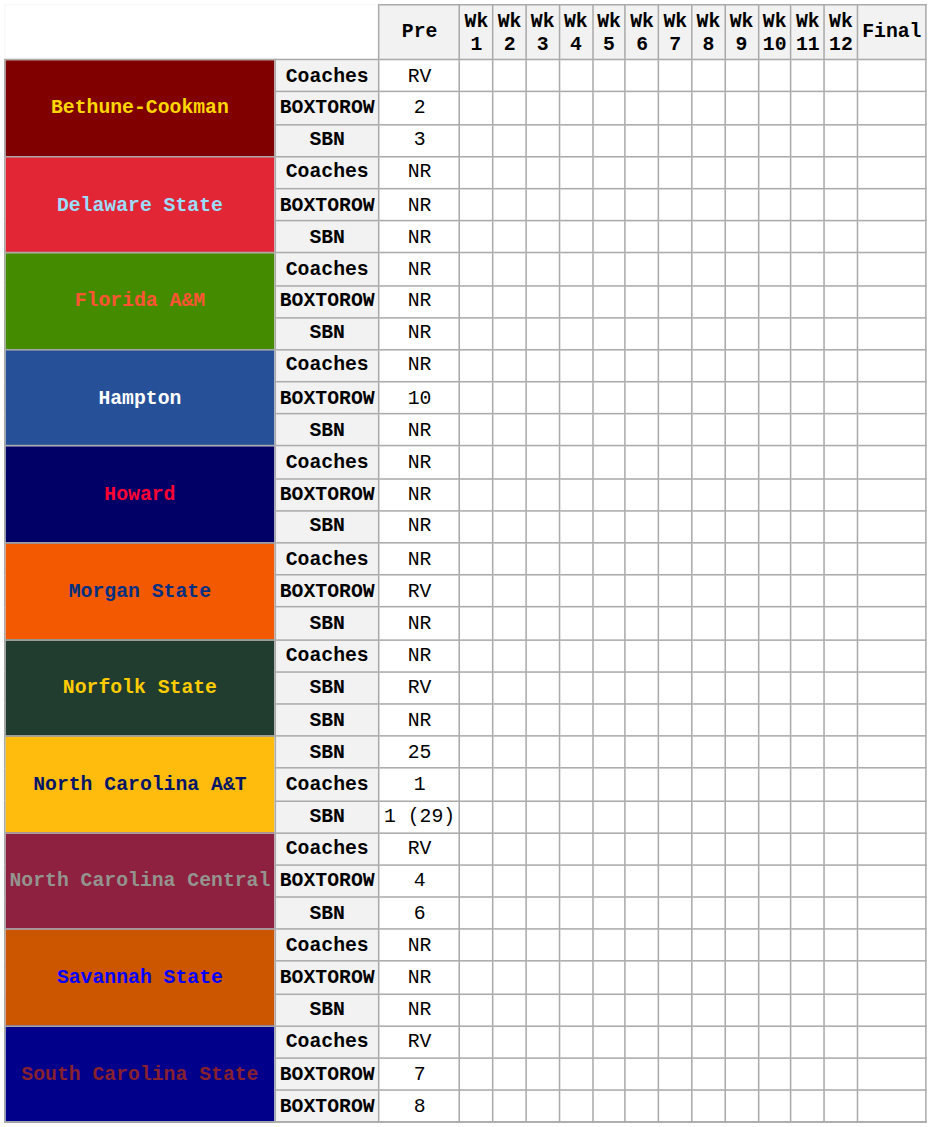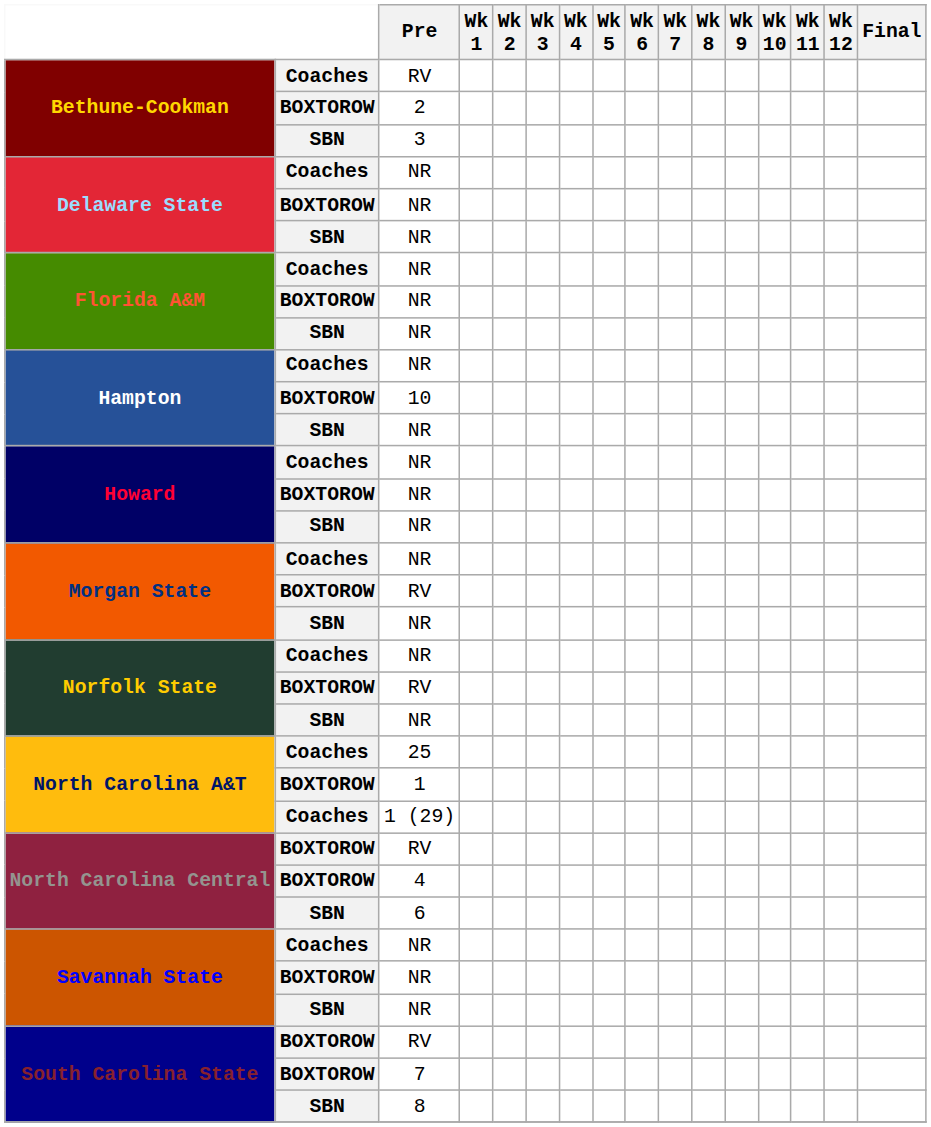(327, 688) SBN -> (327, 688) BOXTOROW
(327, 752) SBN -> (327, 752) Coaches
(327, 784) Coaches -> (327, 784) BOXTOROW
(327, 817) SBN -> (327, 817) Coaches
(327, 849) Coaches -> (327, 849) BOXTOROW
(327, 1042) Coaches -> (327, 1042) BOXTOROW
(327, 1106) BOXTOROW -> (327, 1106) SBN
